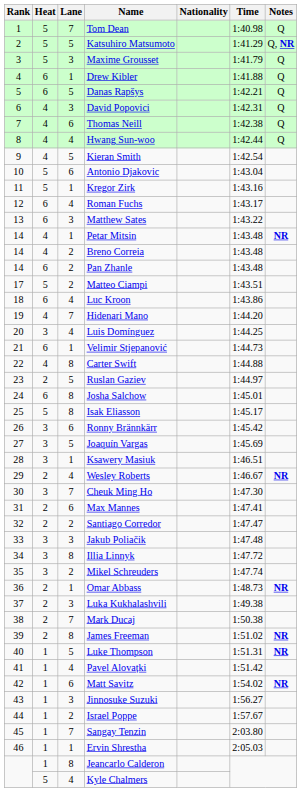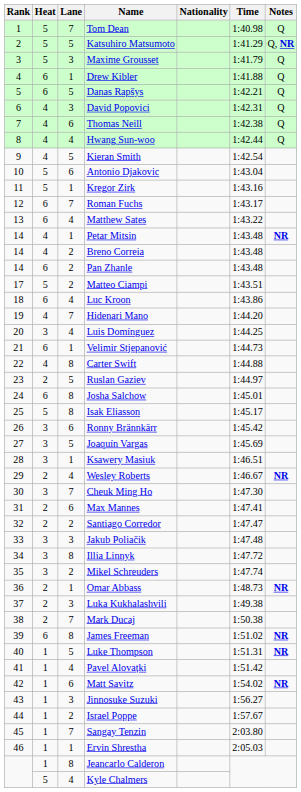(71, 204) 4 -> (71, 204) 7
(71, 220) 3 -> (71, 220) 4
(45, 635) 2 -> (45, 635) 6
